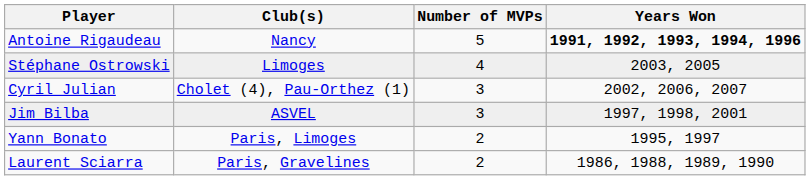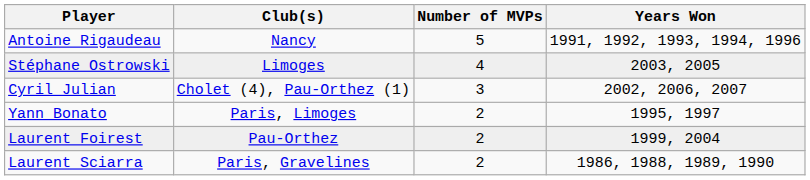(675, 41) bold -> (675, 41) normal
- row: (49, 114)
+ row: (75, 139)
